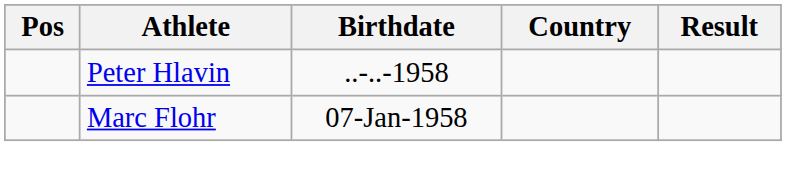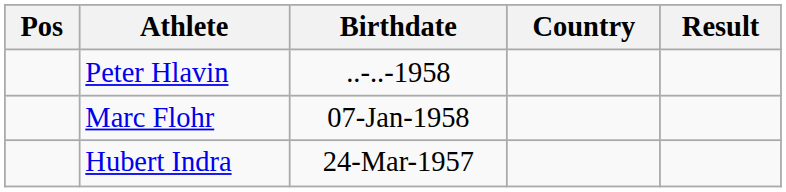+ row: (158, 162)
